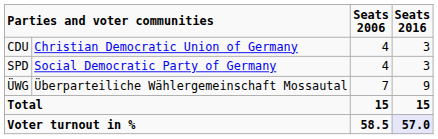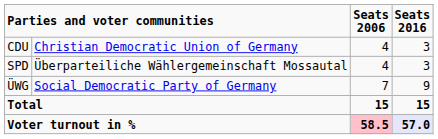(155, 66) Social Democratic Party of Germany -> (191, 66) Überparteiliche Wählergemeinschaft Mossautal
(191, 86) Überparteiliche Wählergemeinschaft Mossautal -> (155, 86) Social Democratic Party of Germany
(375, 124) no background -> (375, 124) pink background
